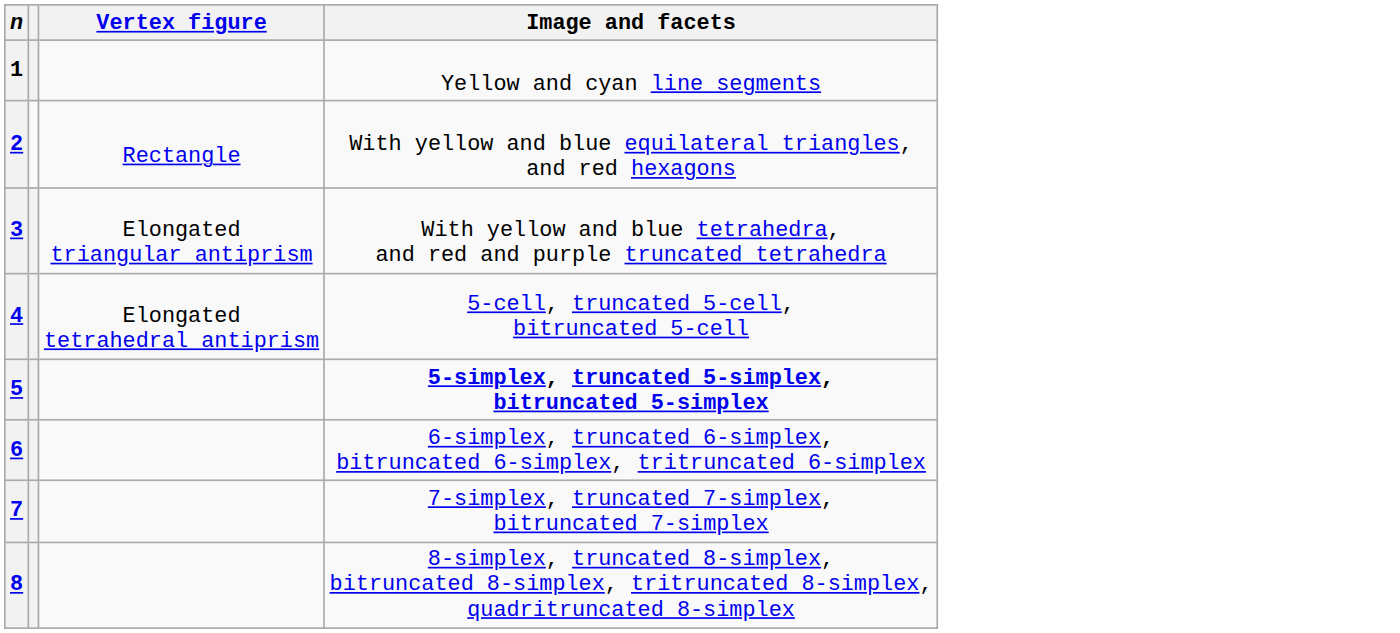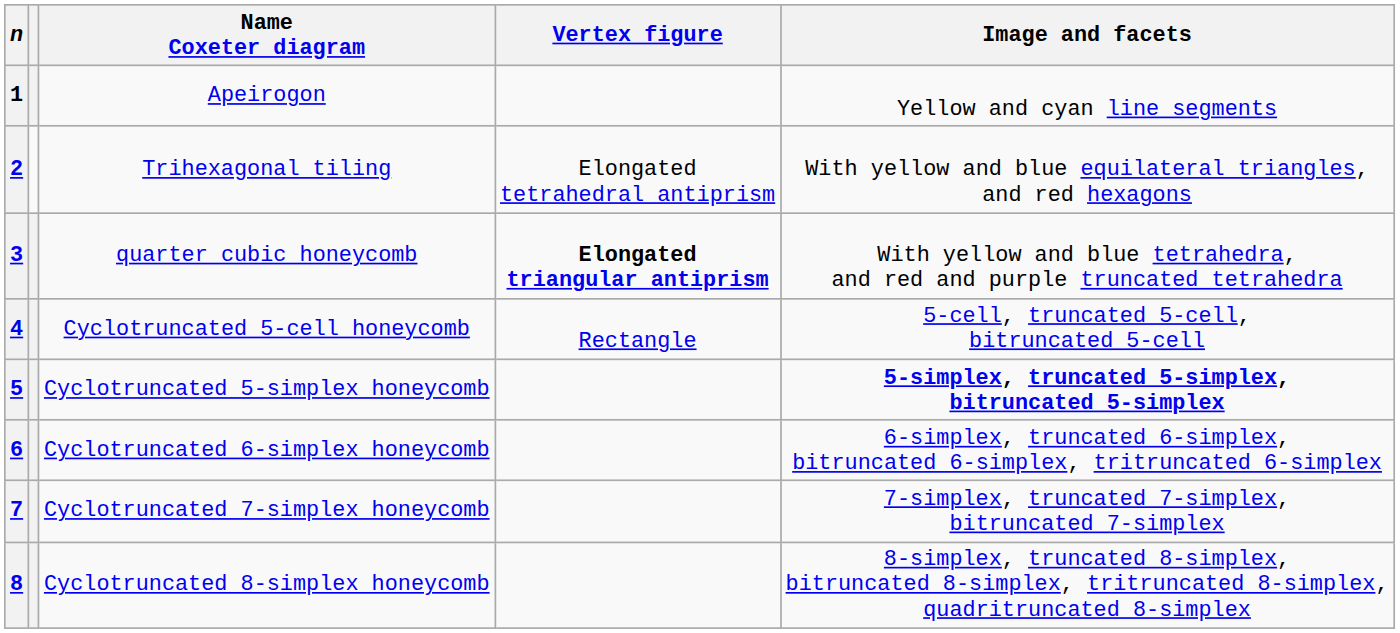+ column: (267, 35)
(182, 157) Rectangle -> (638, 182) Elongated tetrahedral antiprism
(182, 243) normal -> (638, 268) bold
(182, 329) Elongated tetrahedral antiprism -> (638, 341) Rectangle
